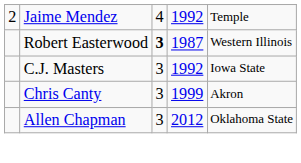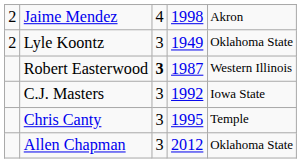(187, 17) 1992 -> (187, 17) 1998
(229, 17) Temple -> (227, 17) Akron
+ row: (64, 42)
(187, 94) 1999 -> (187, 119) 1995
(227, 94) Akron -> (229, 119) Temple
